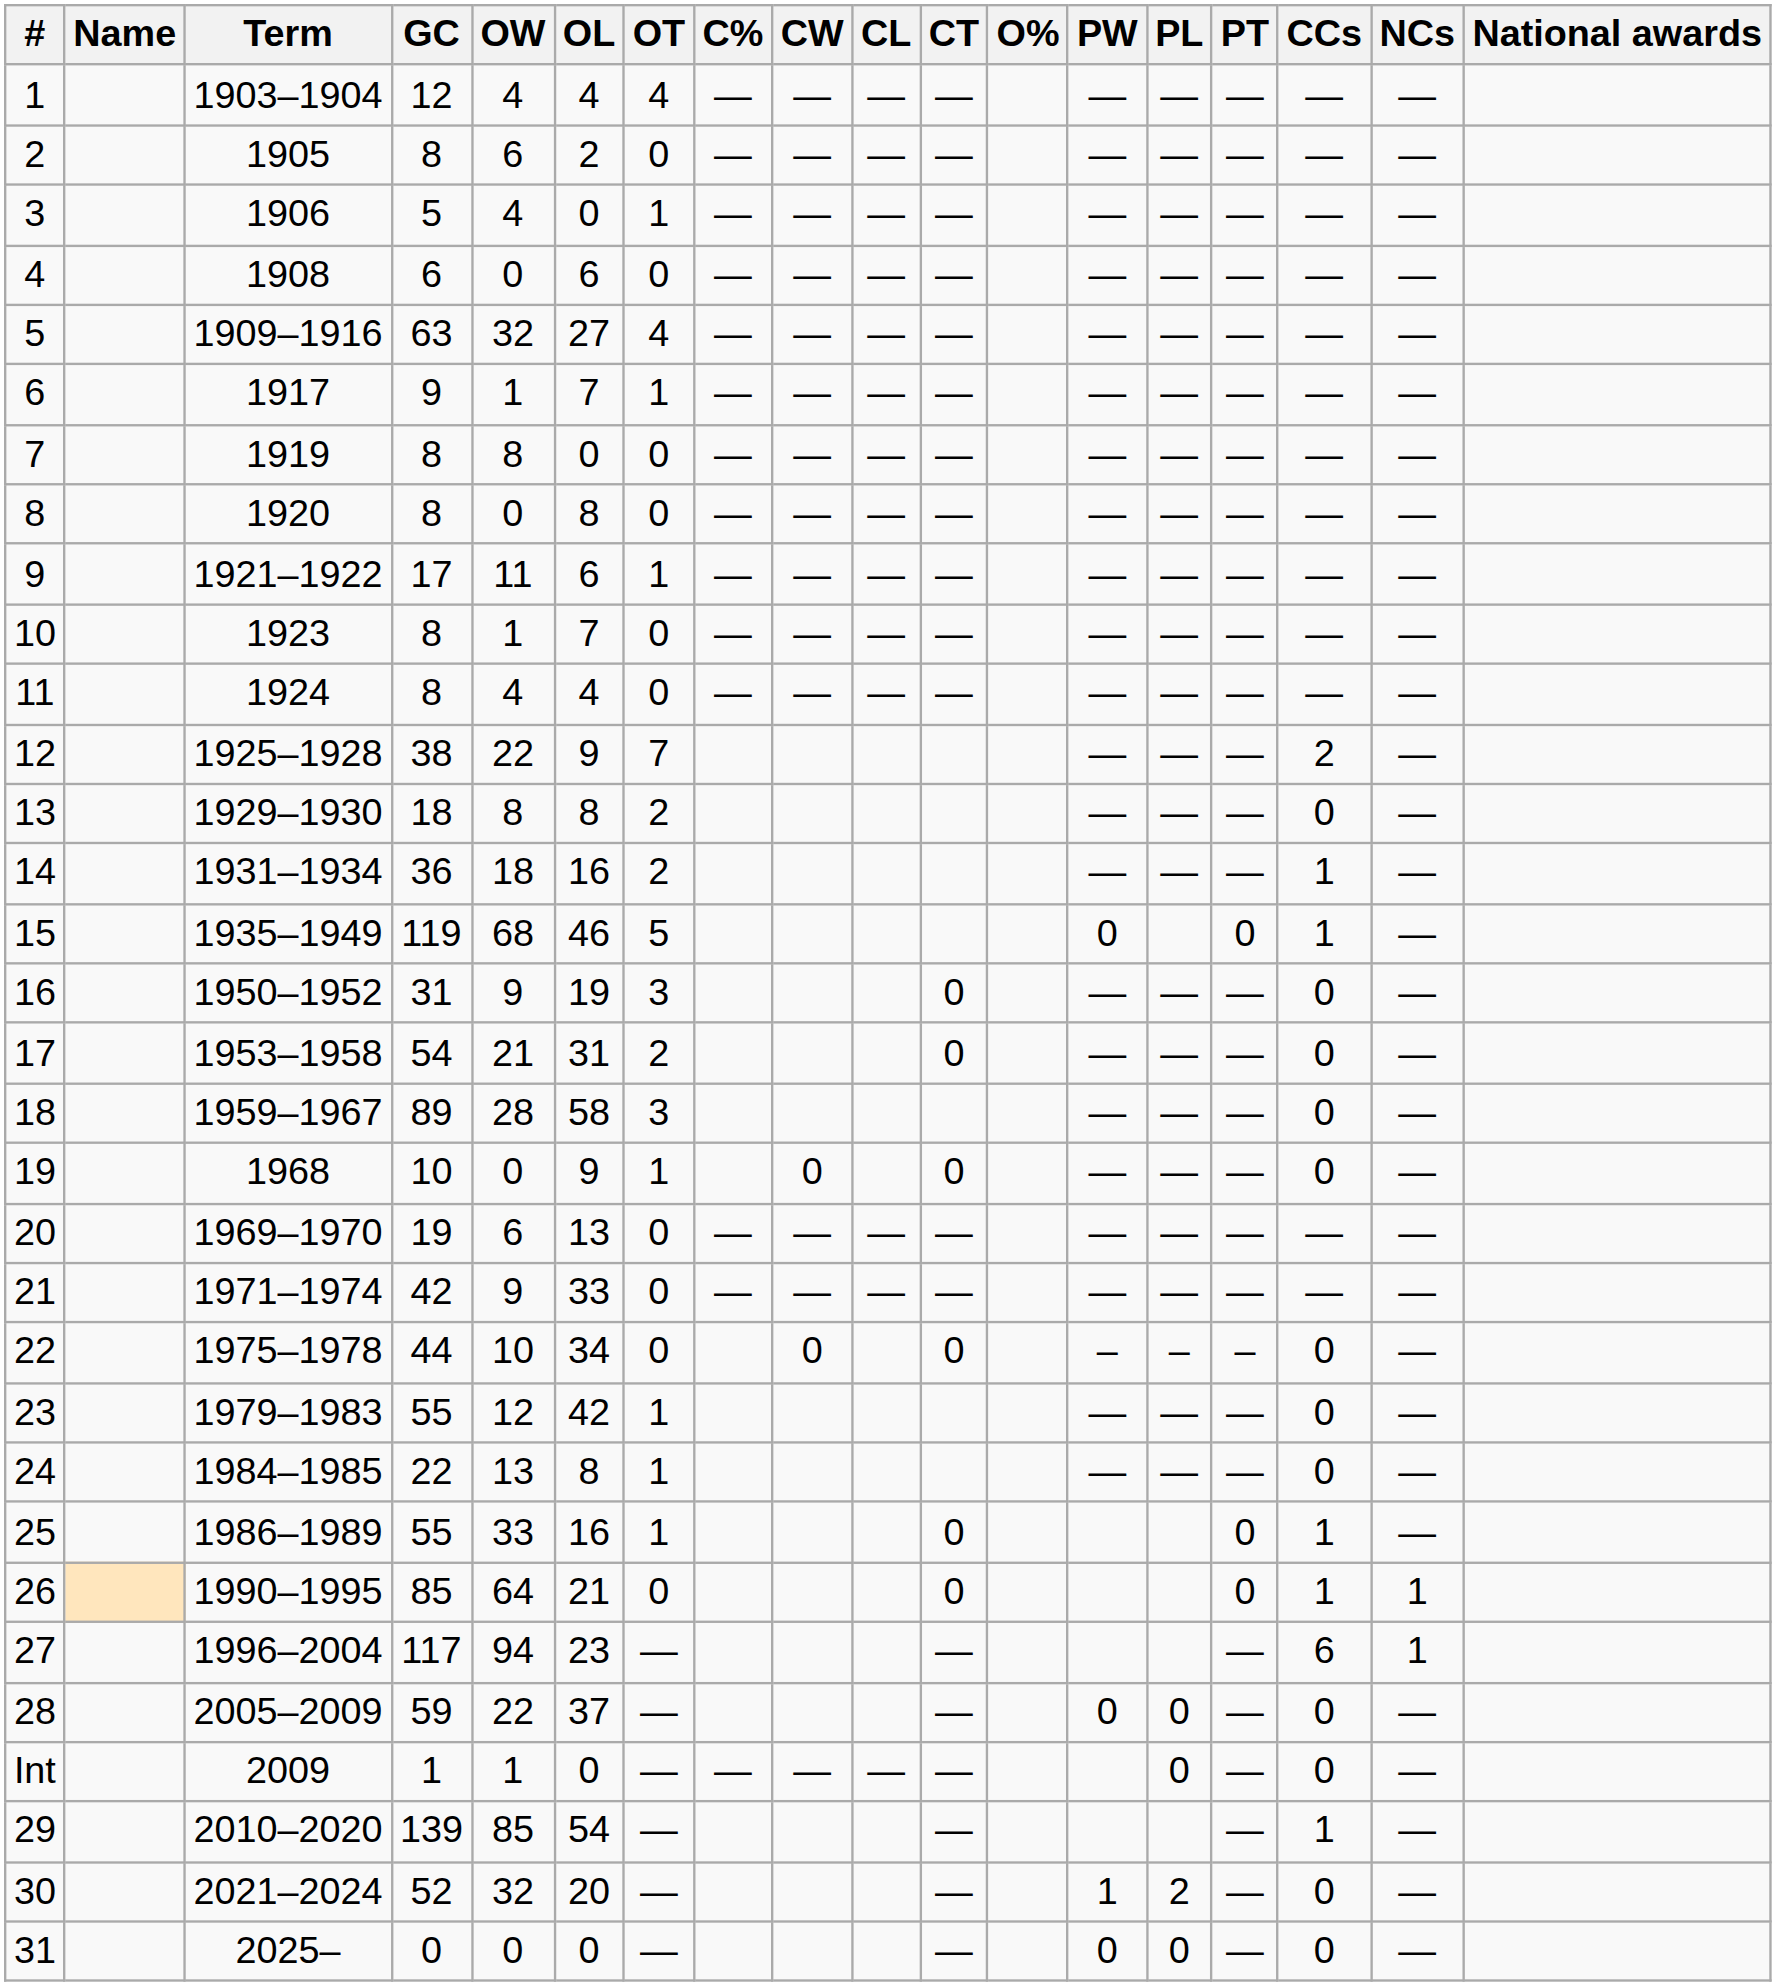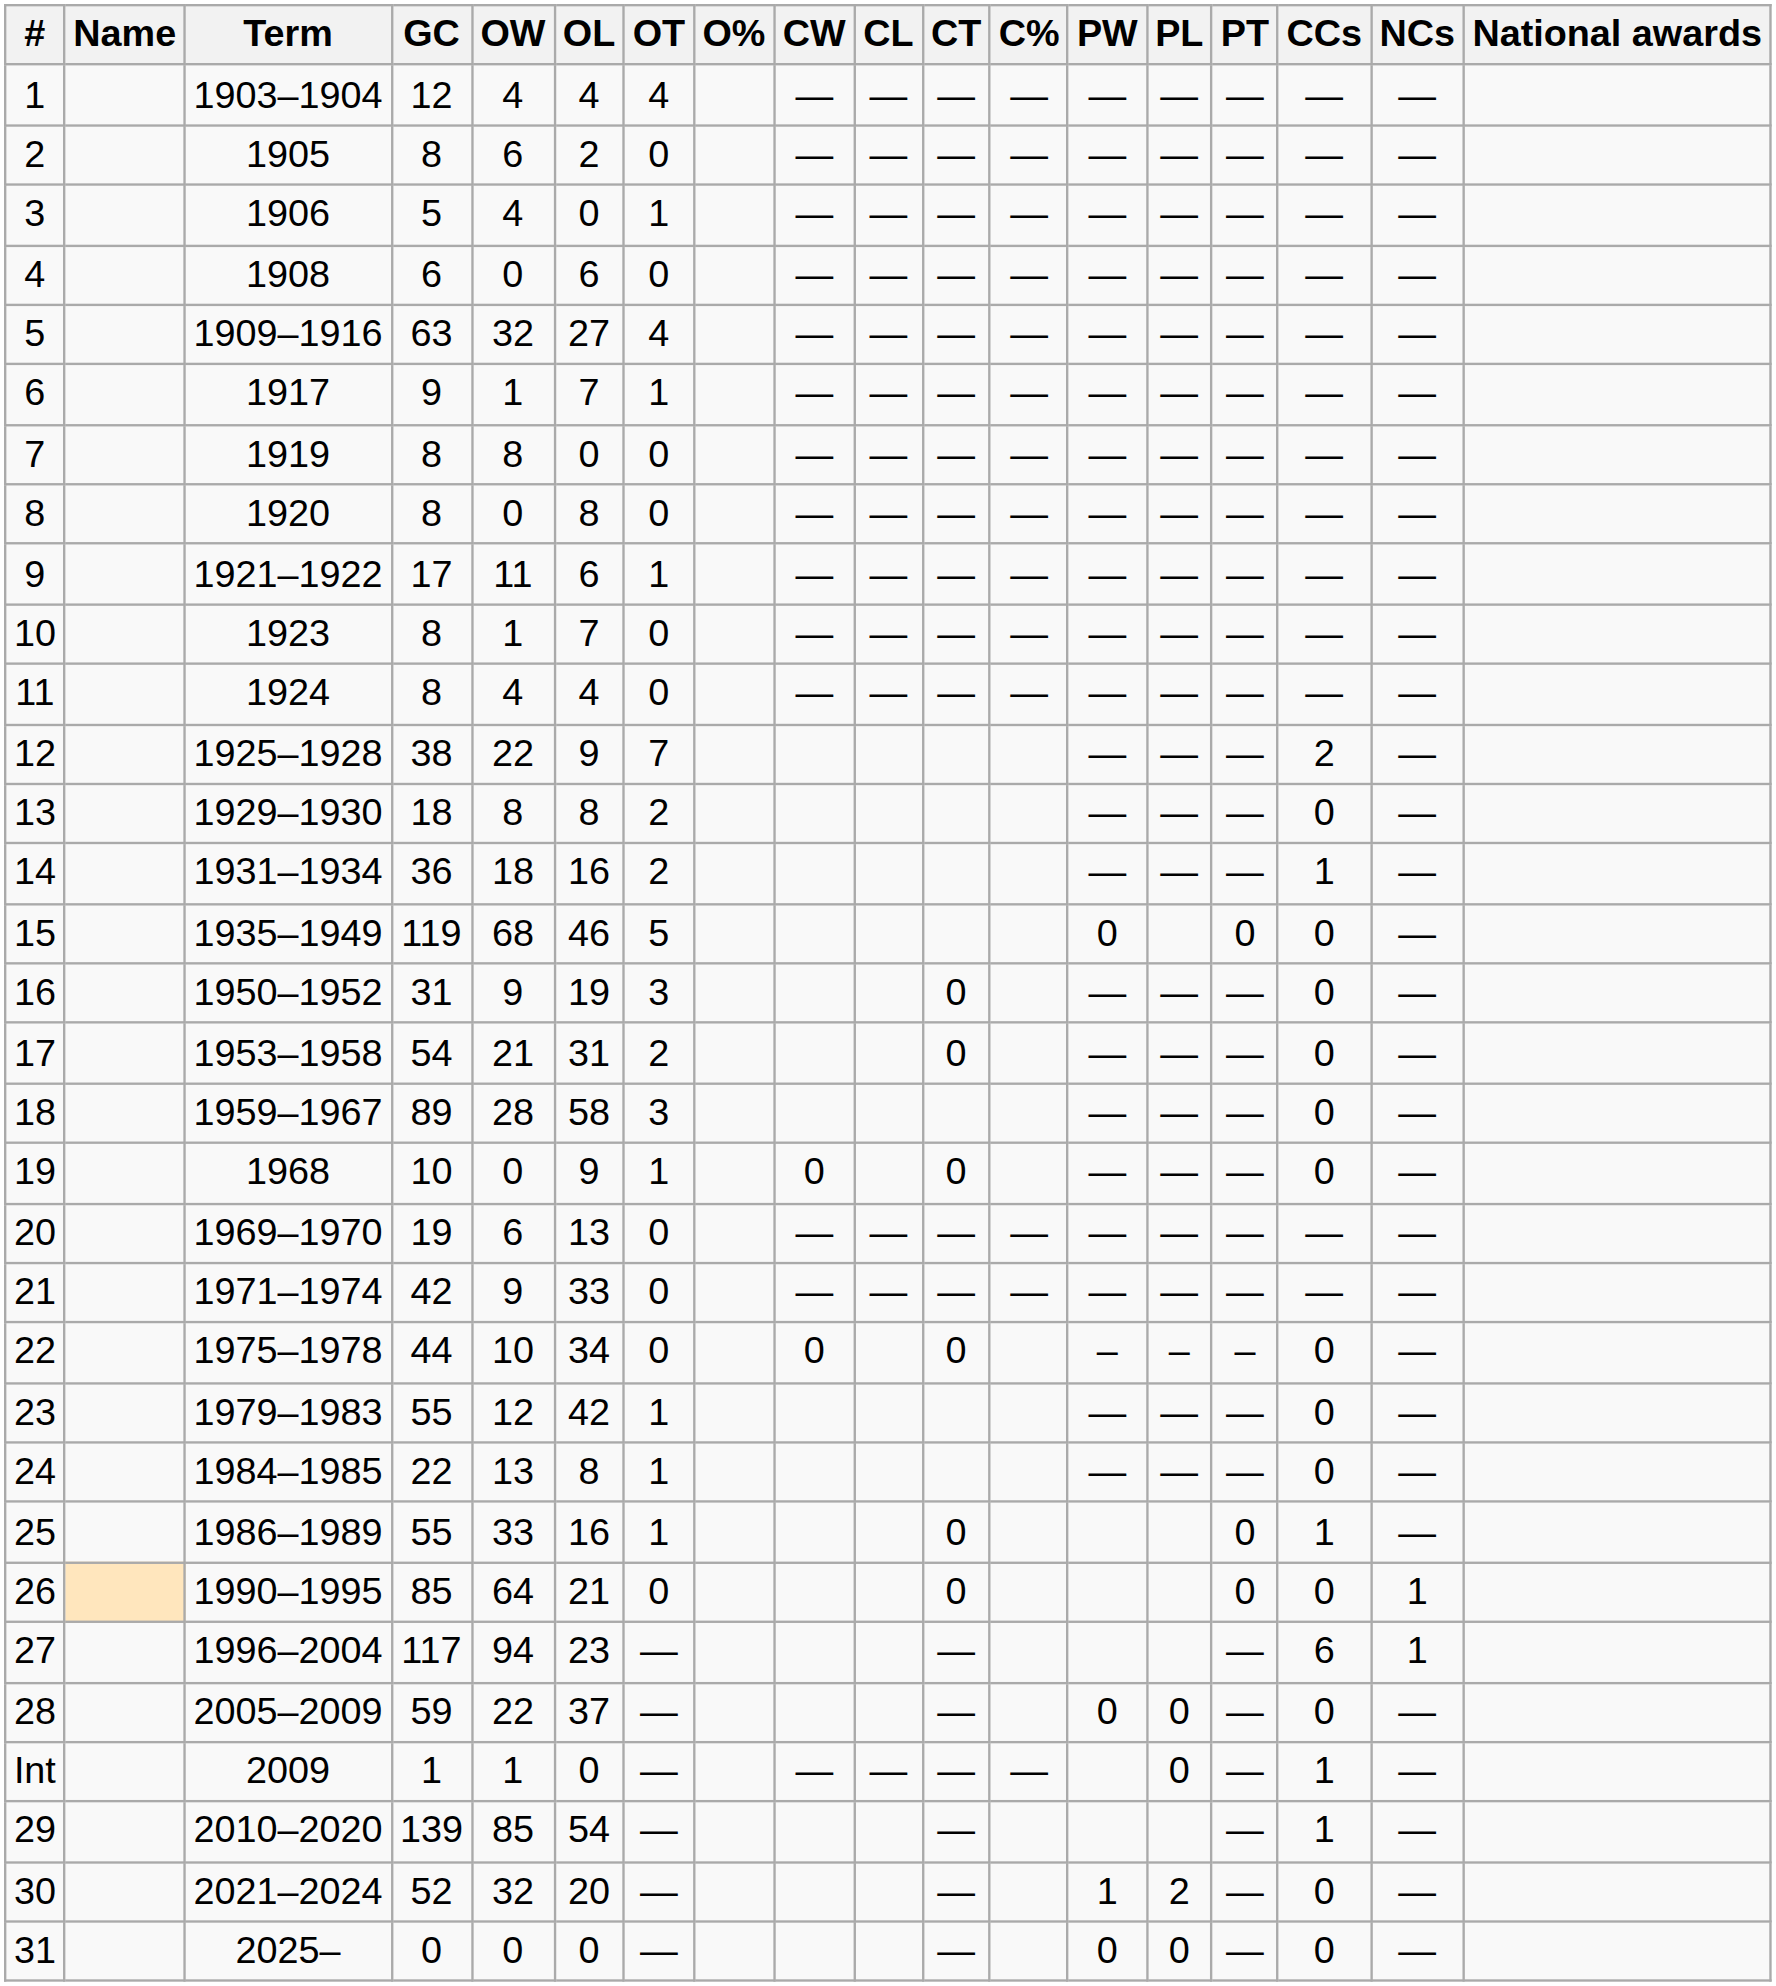columns swapped: (1028, 34) <-> (733, 34)
(1324, 932) 1 -> (1324, 932) 0
(1324, 1591) 1 -> (1324, 1591) 0
(1324, 1771) 0 -> (1324, 1771) 1
